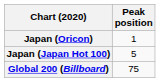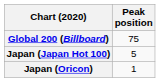rows swapped: (58, 69) <-> (58, 38)
